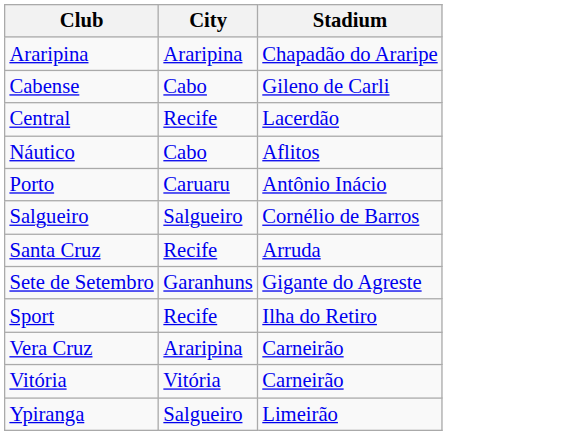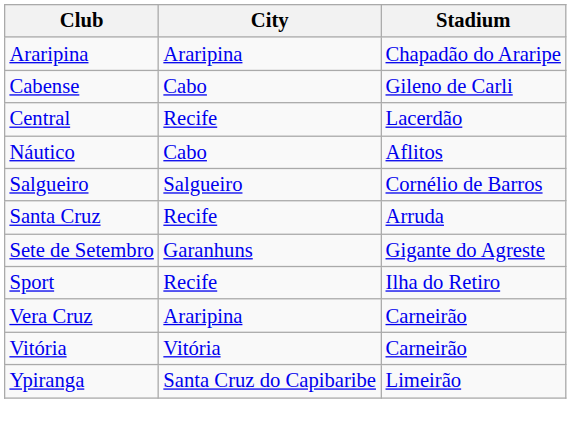- row: (32, 184)
(203, 413) Salgueiro -> (270, 380) Santa Cruz do Capibaribe
